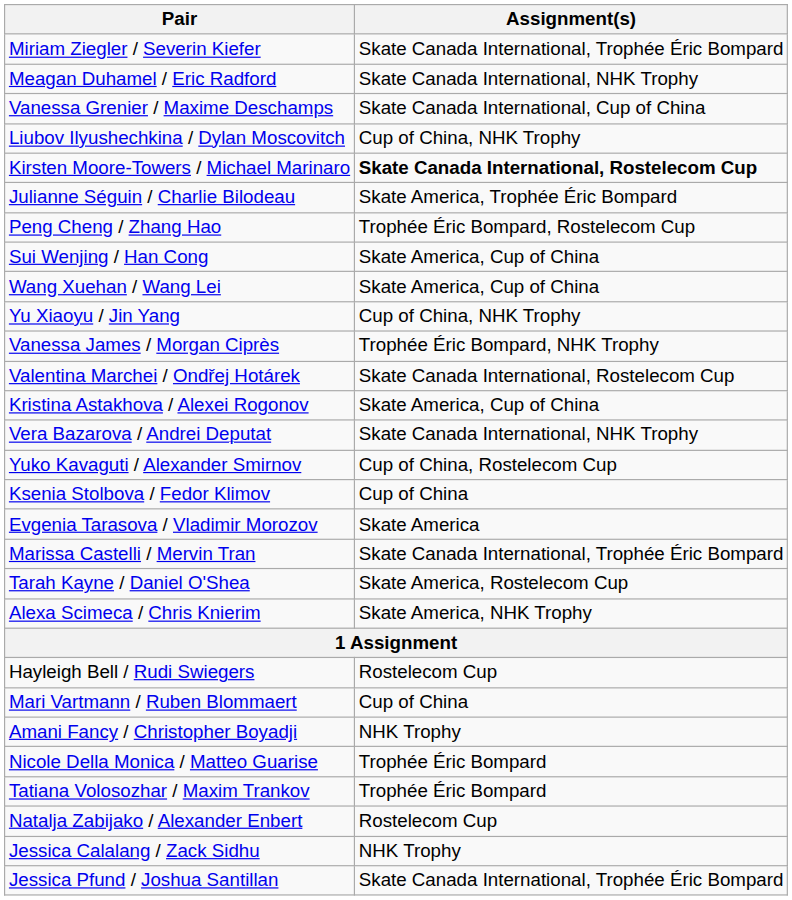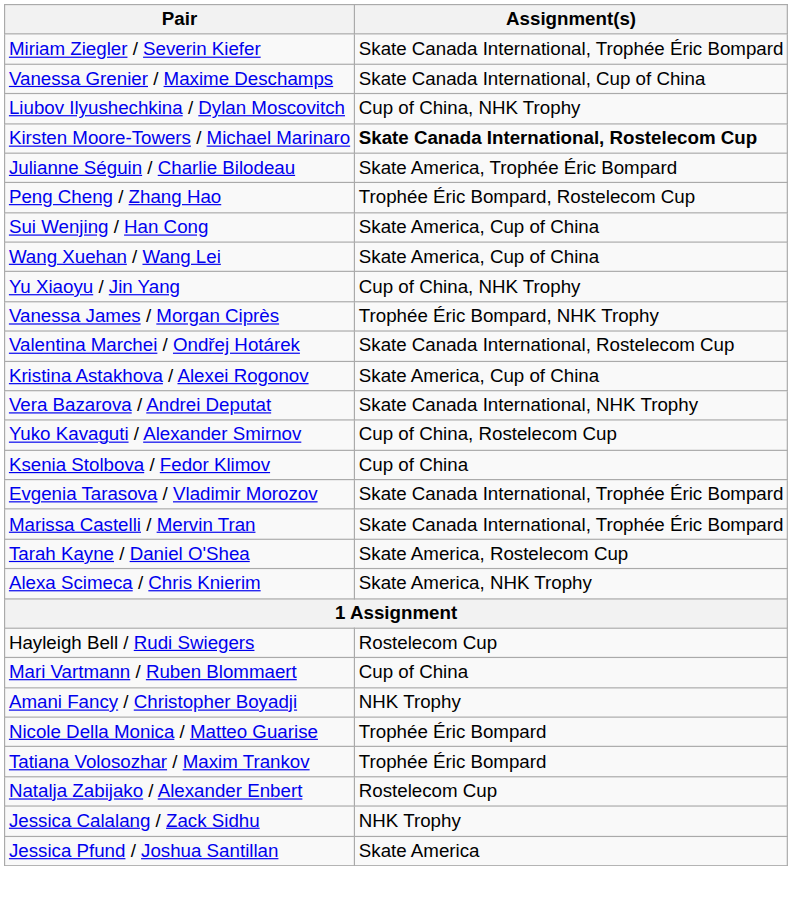- row: (143, 78)
(419, 524) Skate America -> (571, 494) Skate Canada International, Trophée Éric Bompard
(571, 880) Skate Canada International, Trophée Éric Bompard -> (419, 850) Skate America
